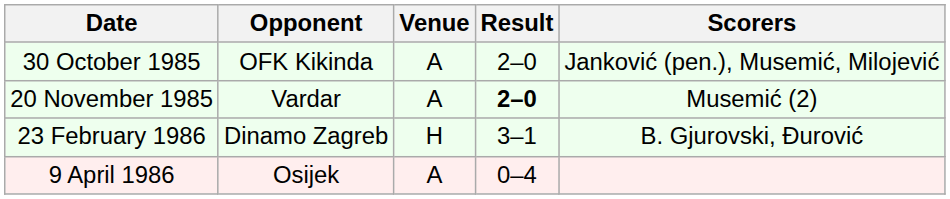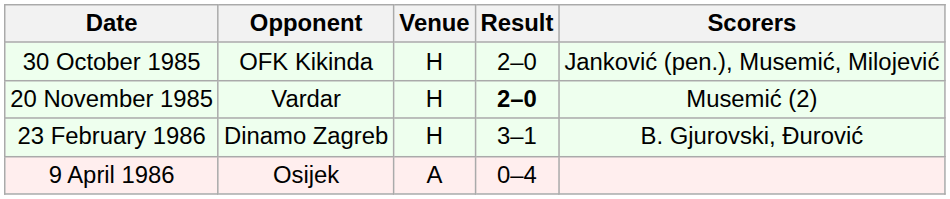(434, 61) A -> (434, 61) H
(434, 99) A -> (434, 99) H
